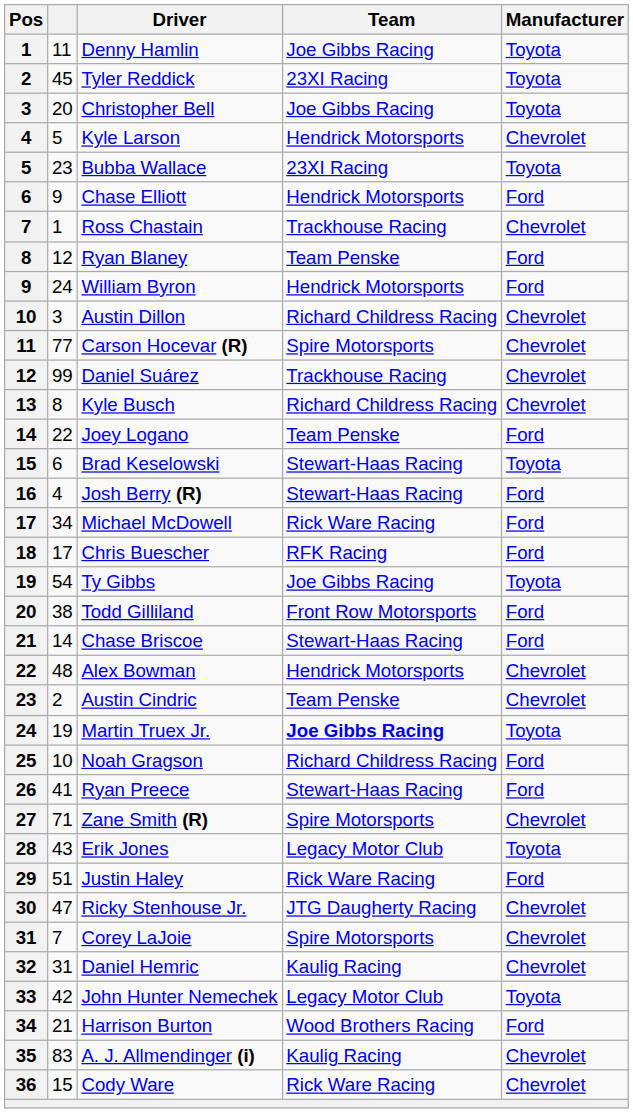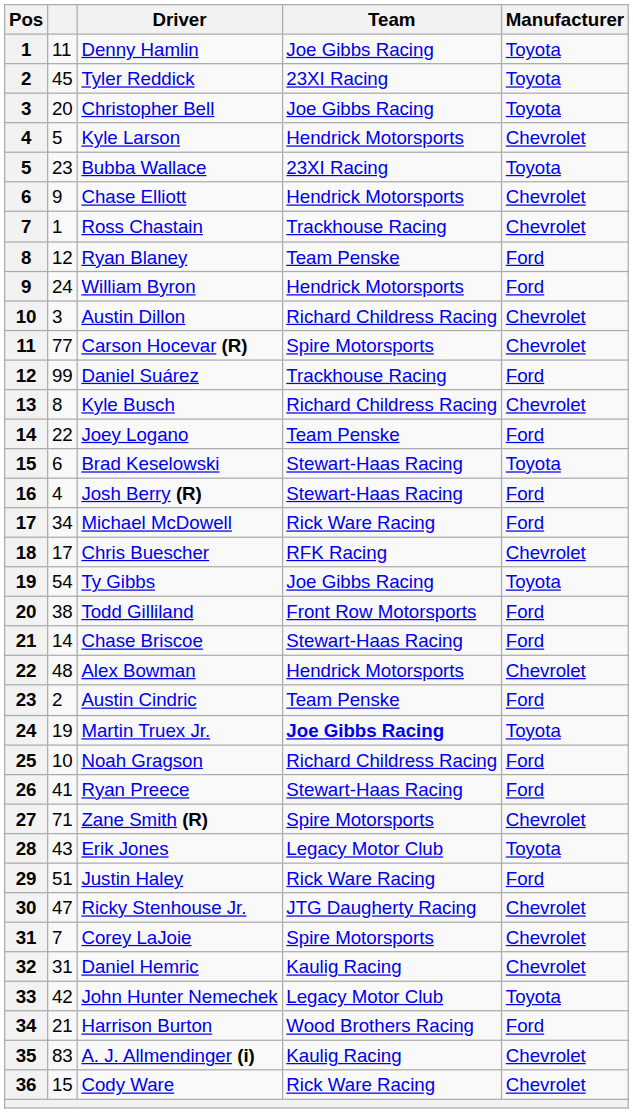(525, 197) Ford -> (546, 197) Chevrolet
(546, 375) Chevrolet -> (525, 375) Ford
(525, 552) Ford -> (546, 552) Chevrolet
(546, 700) Chevrolet -> (525, 700) Ford
